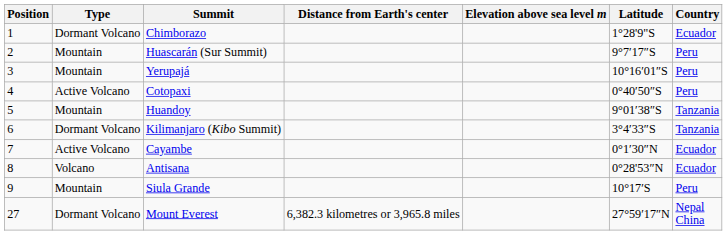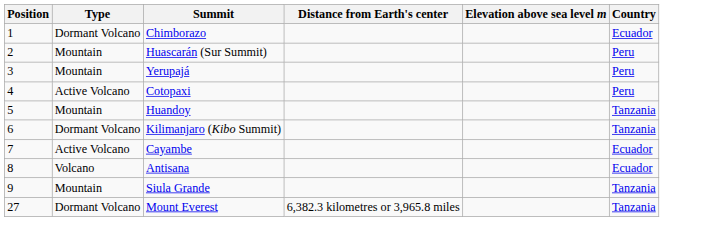- column: (641, 14)
(687, 187) Peru -> (634, 187) Tanzania
(690, 213) Nepal China -> (634, 206) Tanzania
